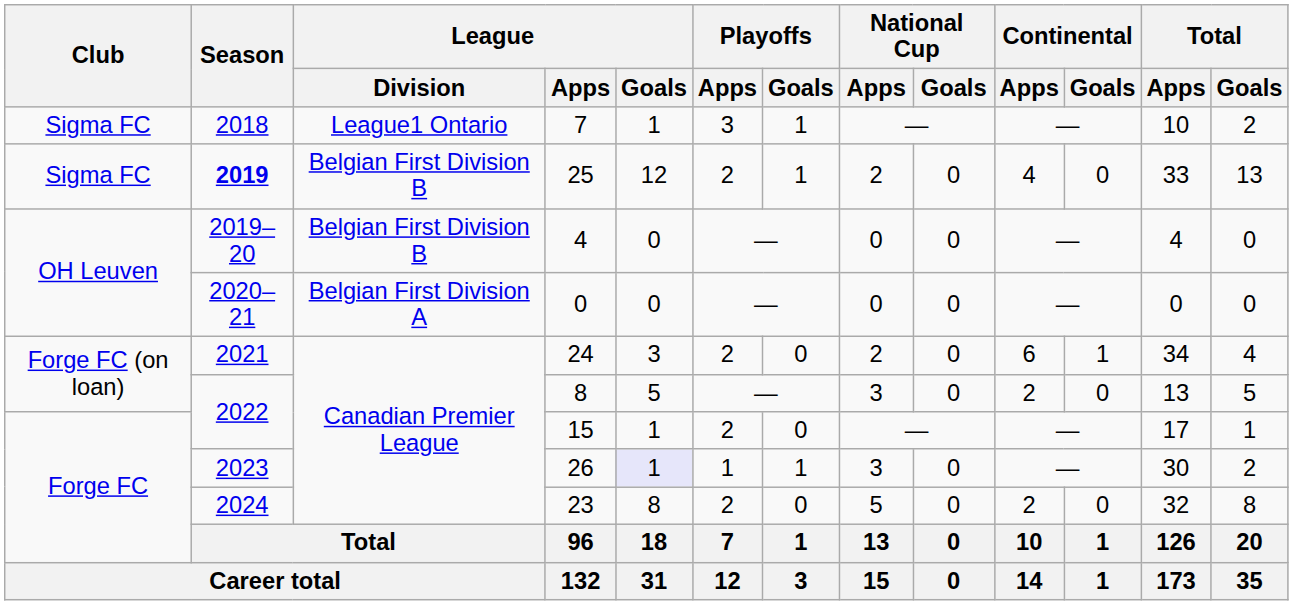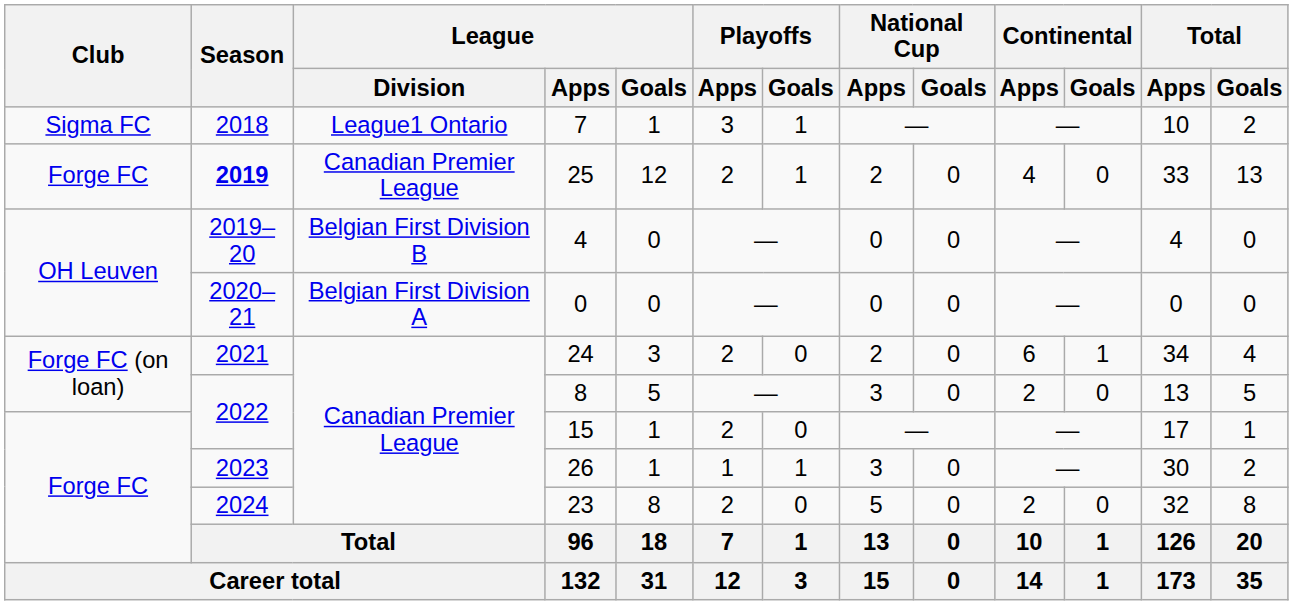(98, 175) Sigma FC -> (98, 175) Forge FC
(419, 175) Belgian First Division B -> (419, 175) Canadian Premier League
(654, 467) lavender background -> (654, 467) no background
